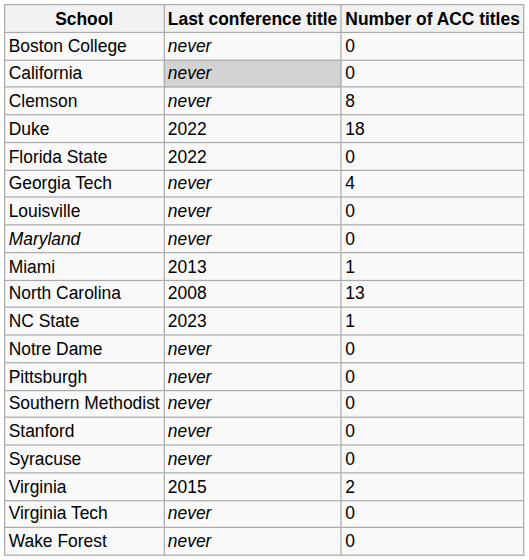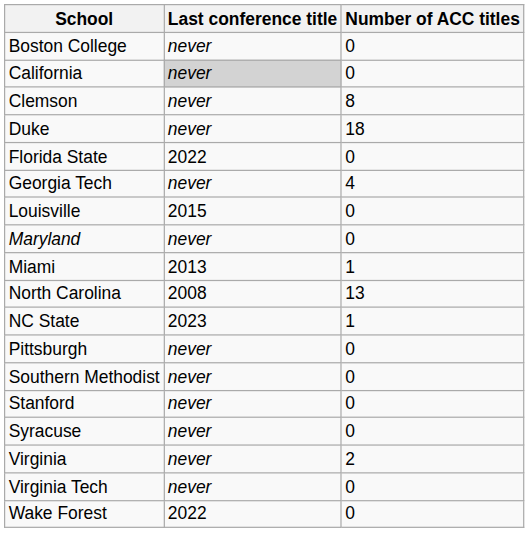(187, 129) 2022 -> (190, 129) never
(190, 211) never -> (187, 211) 2015
- row: (56, 349)
(187, 487) 2015 -> (190, 459) never
(190, 542) never -> (187, 514) 2022
